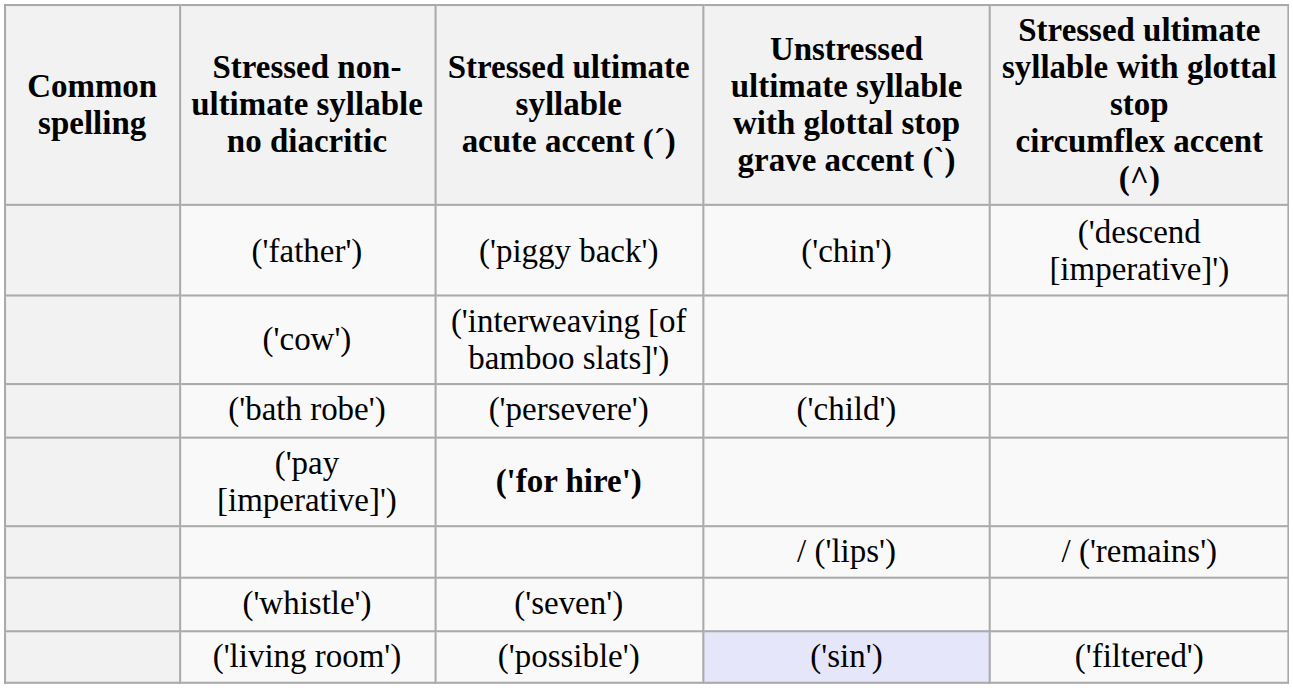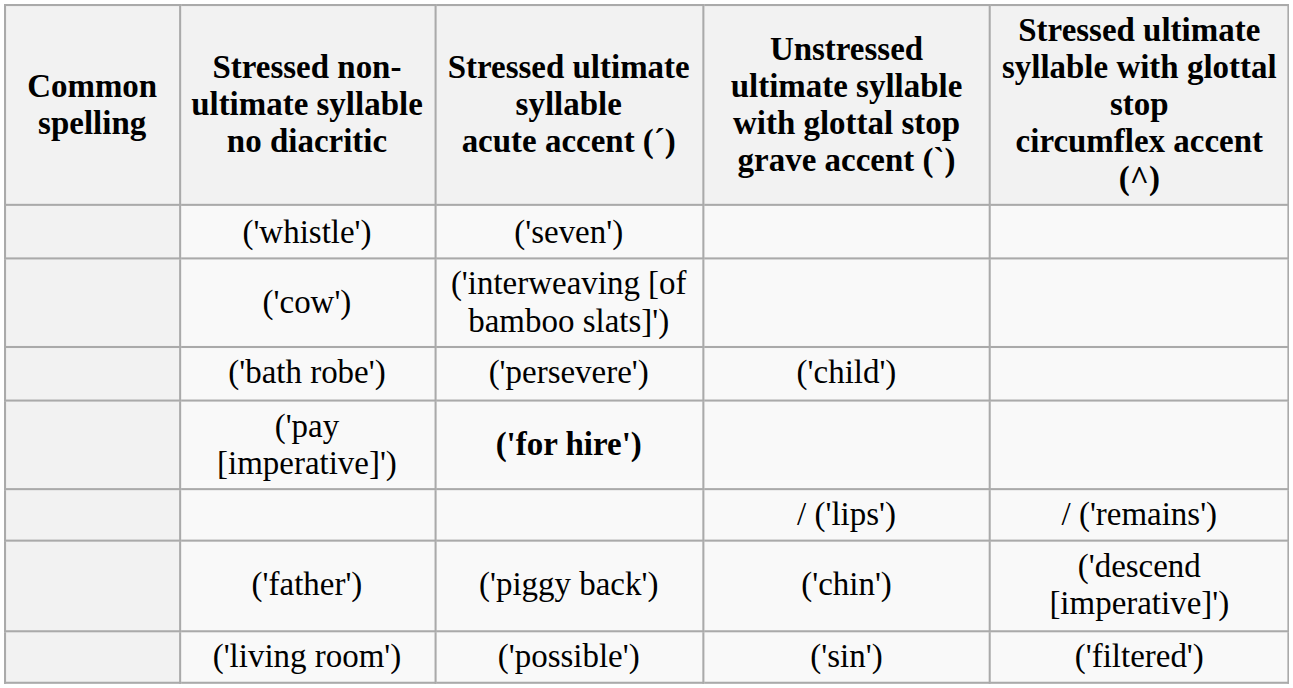rows swapped: (307, 249) <-> (307, 603)
(847, 656) lavender background -> (847, 656) no background
